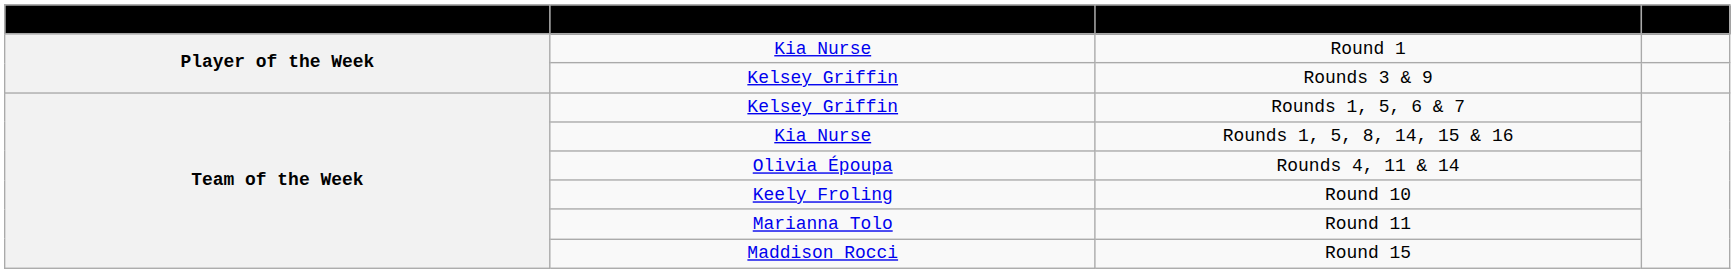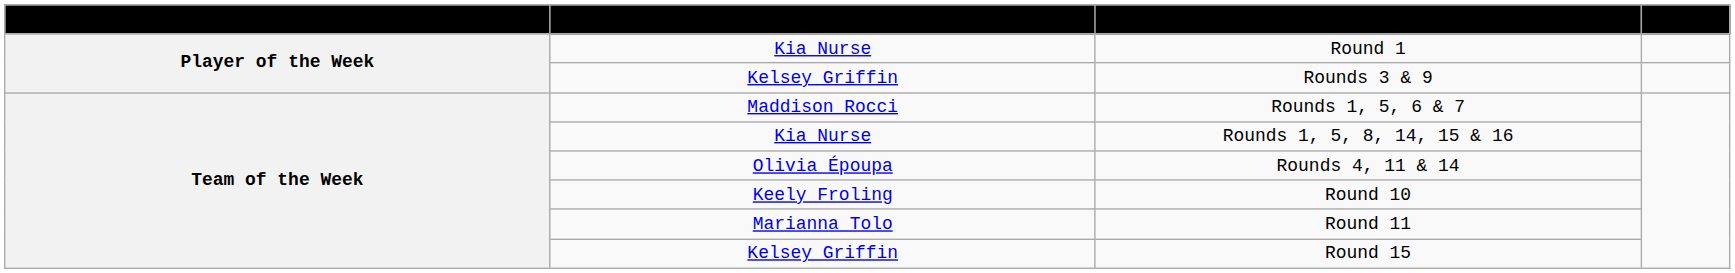(823, 107) Kelsey Griffin -> (823, 107) Maddison Rocci
(823, 253) Maddison Rocci -> (823, 253) Kelsey Griffin
